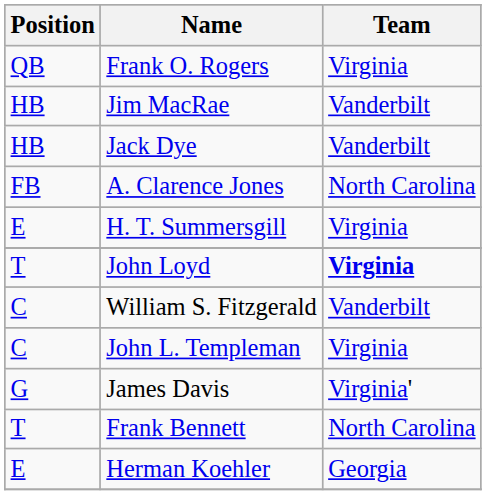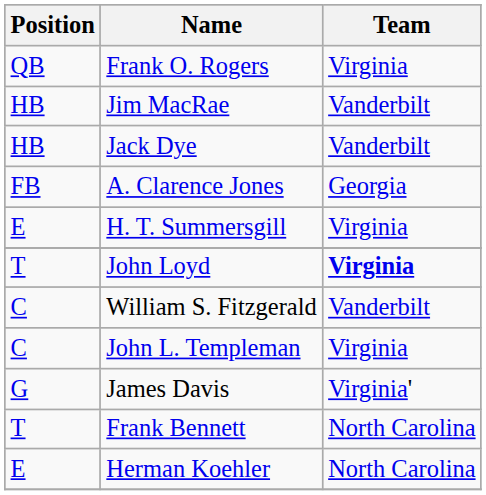(402, 186) North Carolina -> (367, 186) Georgia
(367, 469) Georgia -> (402, 469) North Carolina
